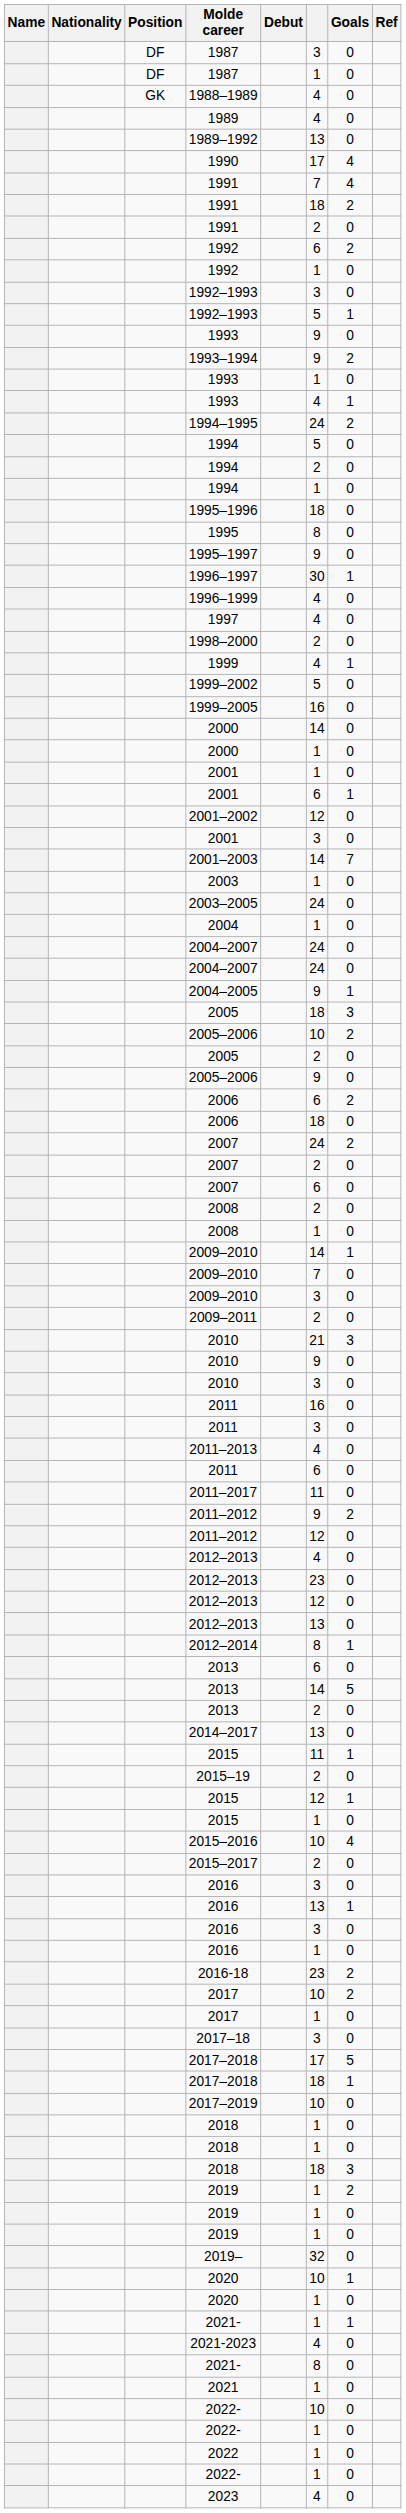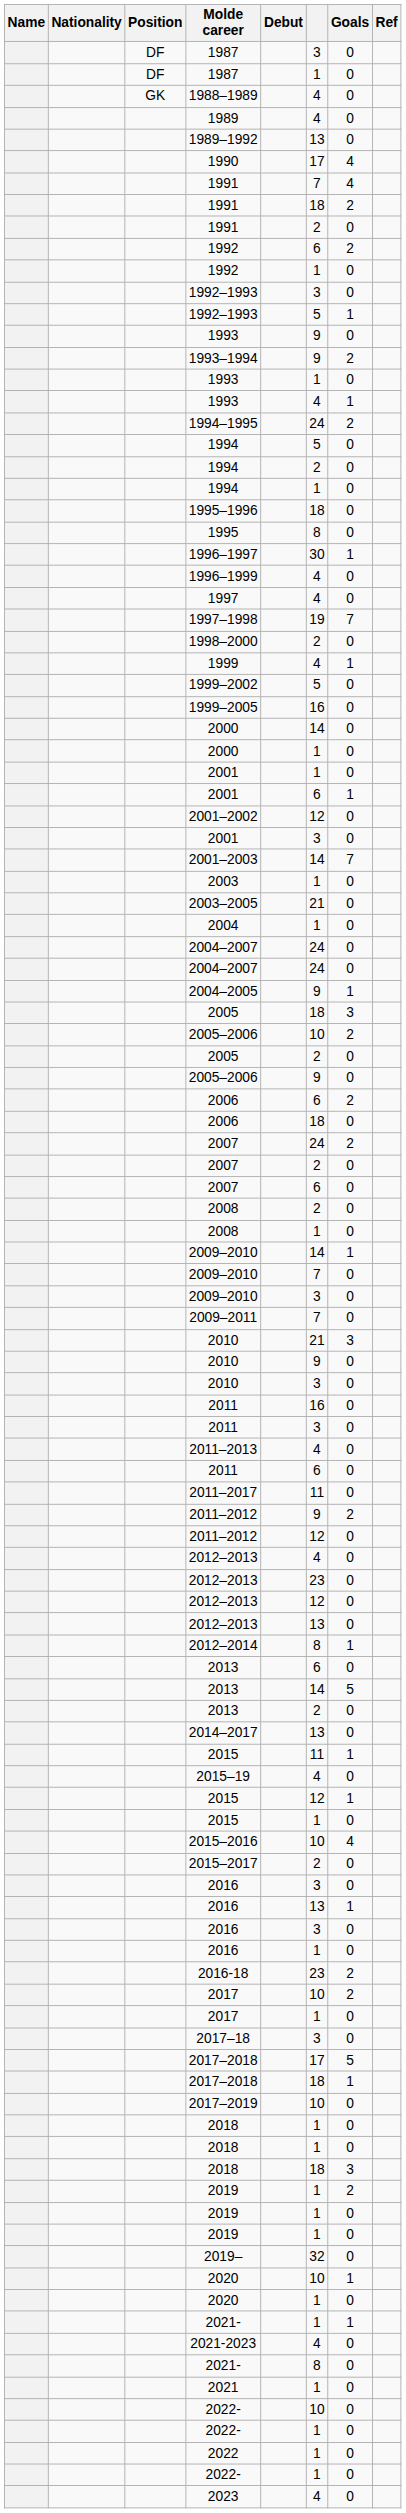- row: (155, 555)
+ row: (155, 620)
(317, 903) 24 -> (317, 903) 21
(317, 1318) 2 -> (317, 1318) 7
(317, 1776) 2 -> (317, 1776) 4
